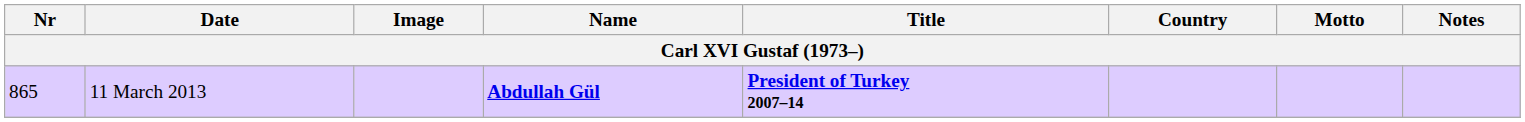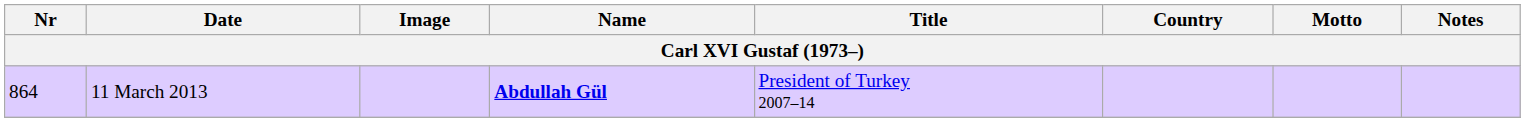(23, 91) 865 -> (23, 91) 864
(828, 91) bold -> (834, 91) normal
